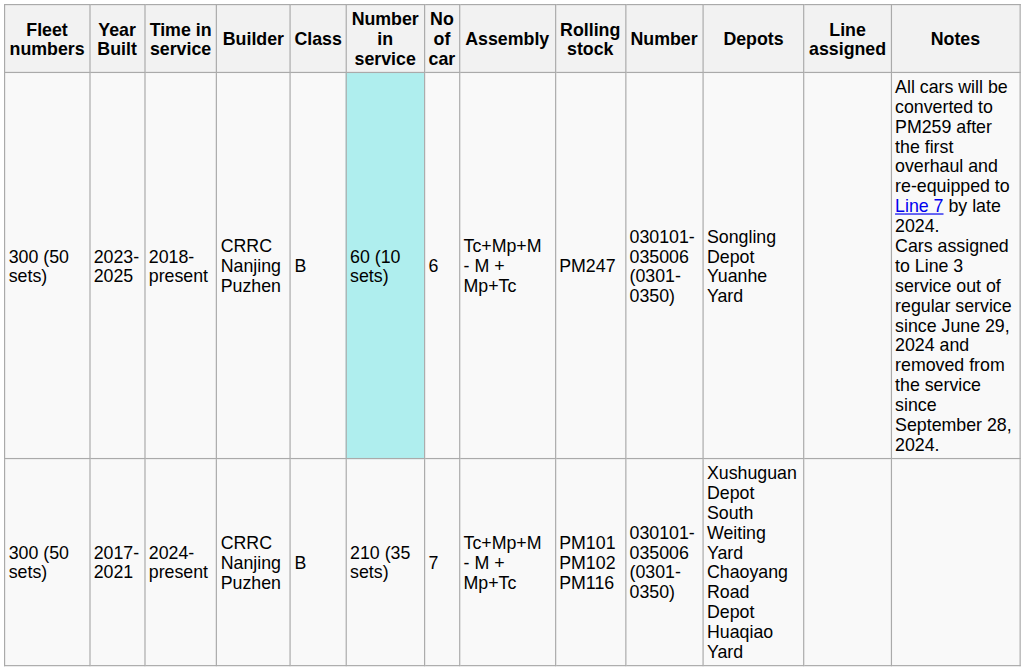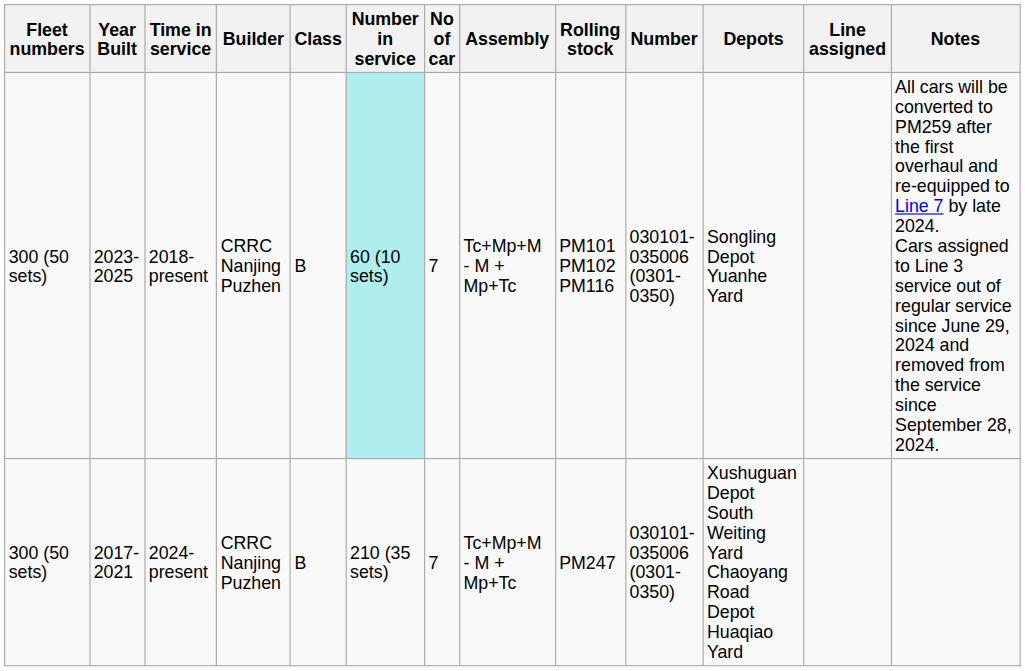(434, 266) 6 -> (434, 266) 7
(587, 266) PM247 -> (587, 266) PM101 PM102 PM116
(587, 562) PM101 PM102 PM116 -> (587, 562) PM247
